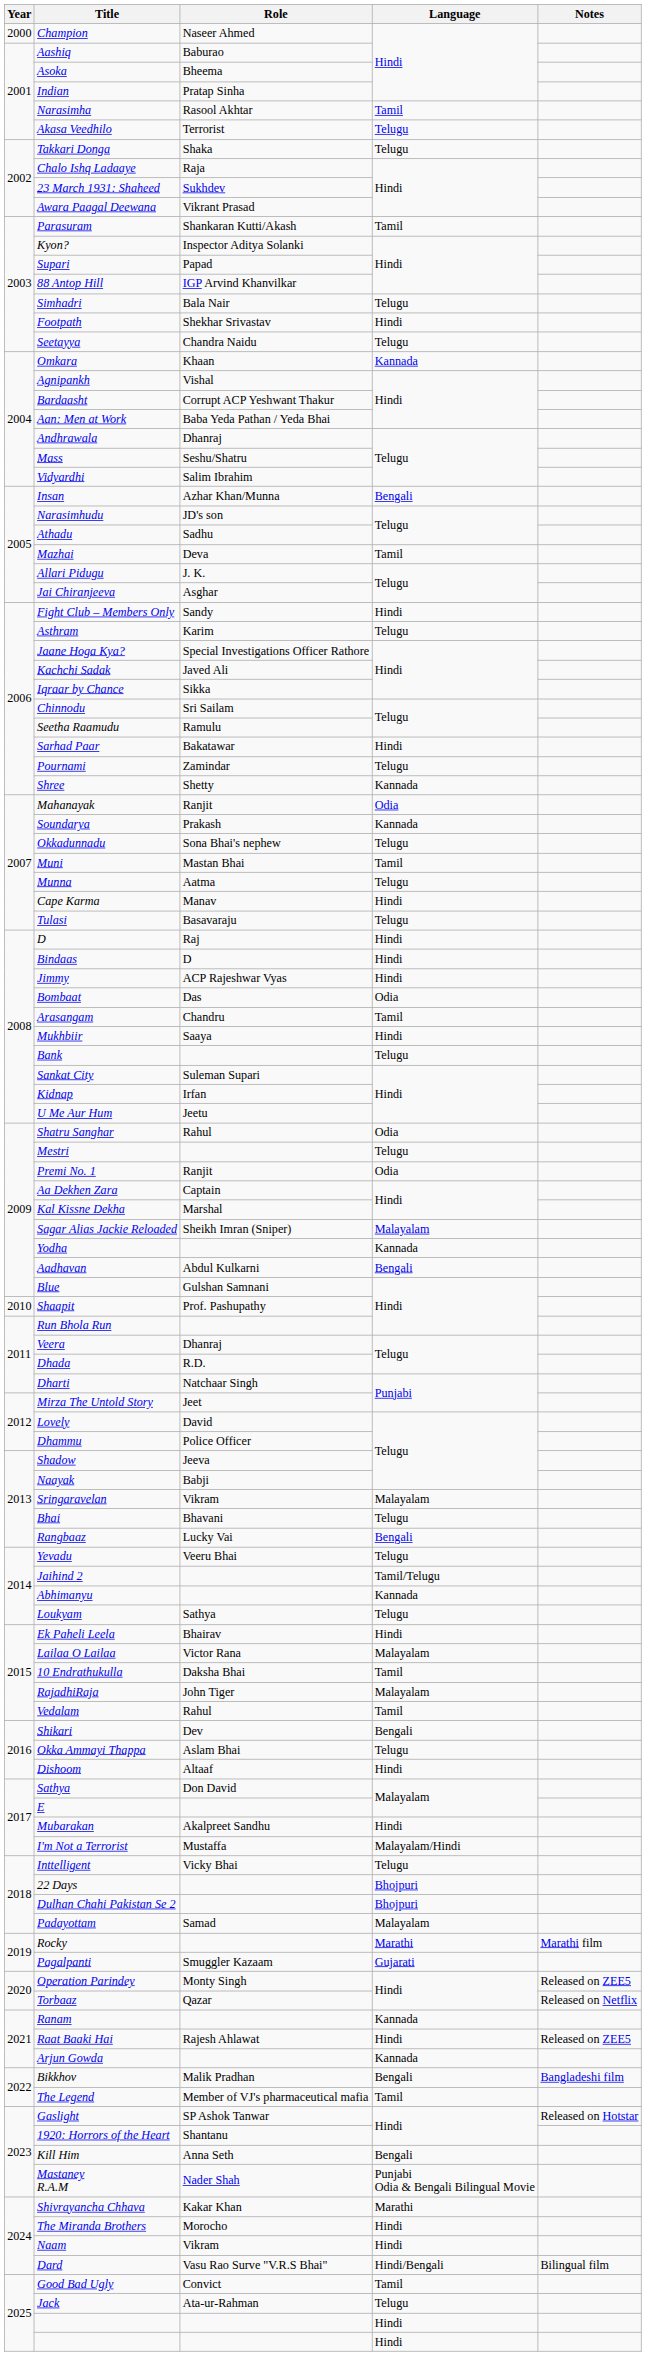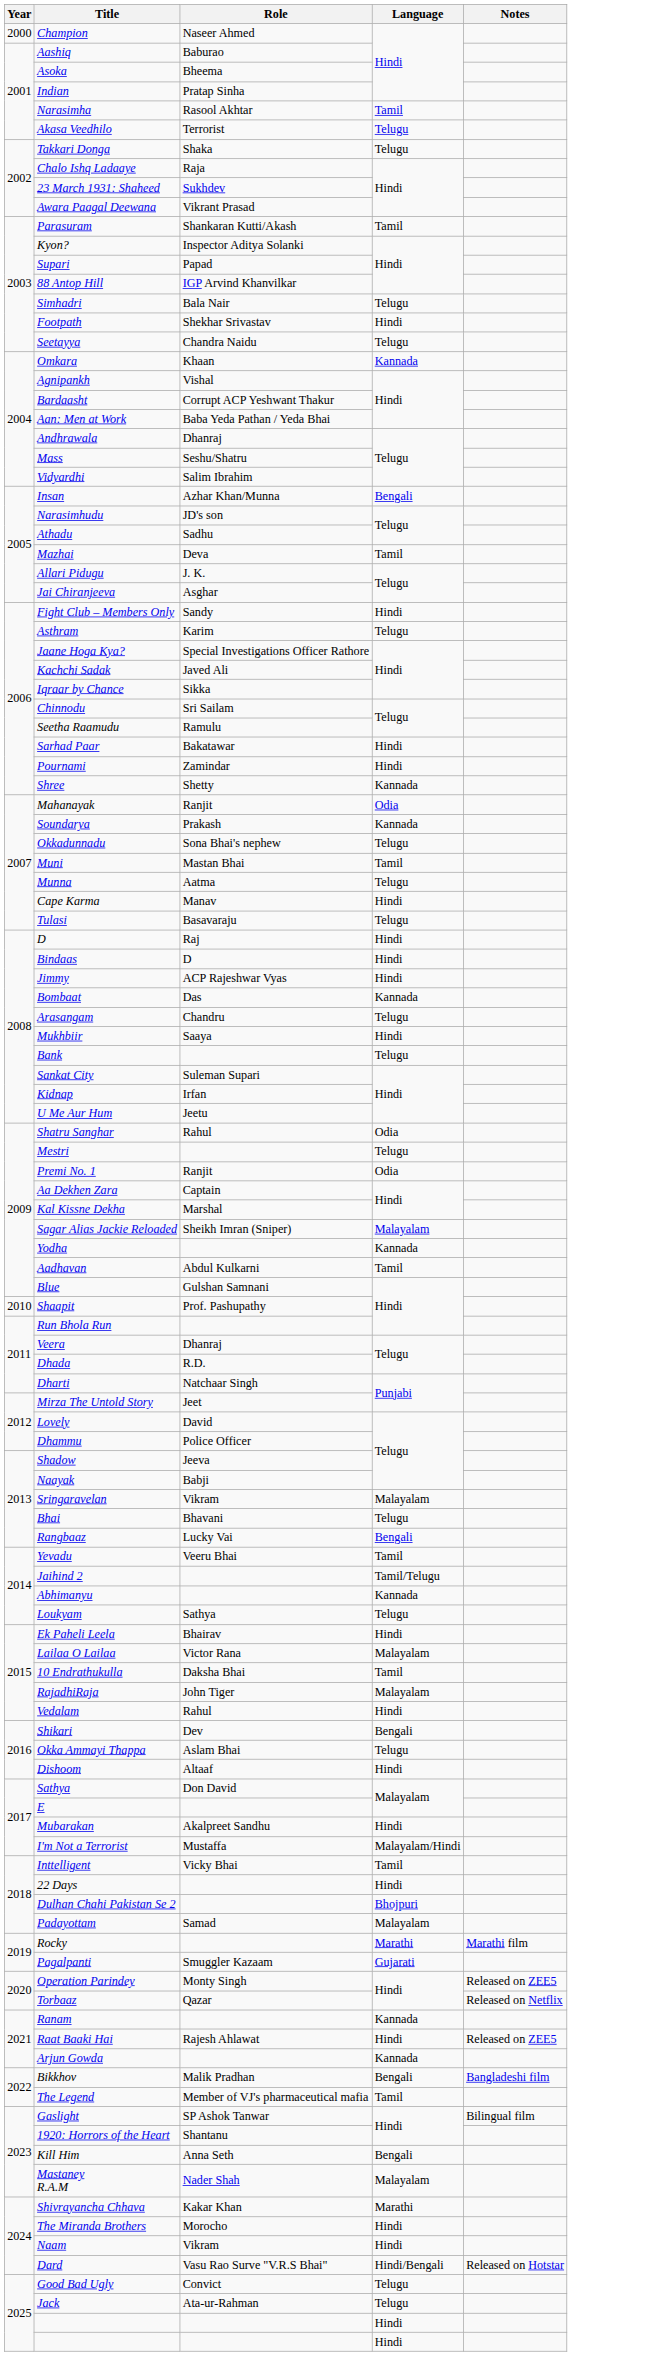(392, 766) Telugu -> (389, 766) Hindi
(387, 997) Odia -> (396, 997) Kannada
(389, 1016) Tamil -> (392, 1016) Telugu
(394, 1267) Bengali -> (389, 1267) Tamil
(392, 1556) Telugu -> (389, 1556) Tamil
(389, 1711) Tamil -> (389, 1711) Hindi
(392, 1865) Telugu -> (389, 1865) Tamil
(396, 1884) Bhojpuri -> (389, 1884) Hindi
(589, 2116) Released on Hotstar -> (500, 2116) Bilingual film
(455, 2180) Punjabi Odia & Bengali Bilingual Movie -> (402, 2180) Malayalam
(575, 2264) Bilingual film -> (515, 2264) Released on Hotstar
(389, 2284) Tamil -> (392, 2284) Telugu
